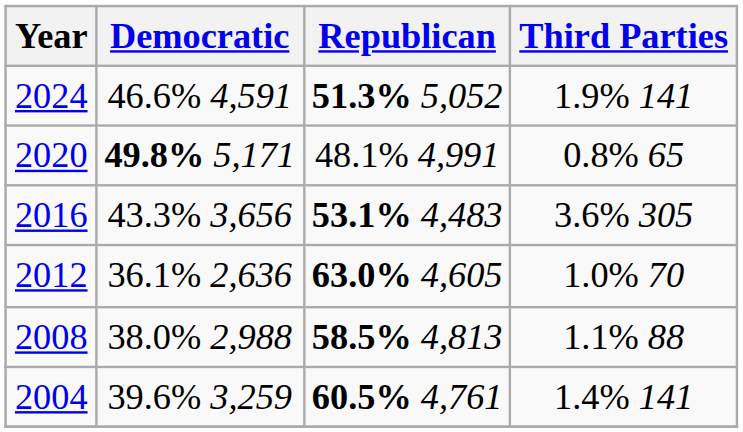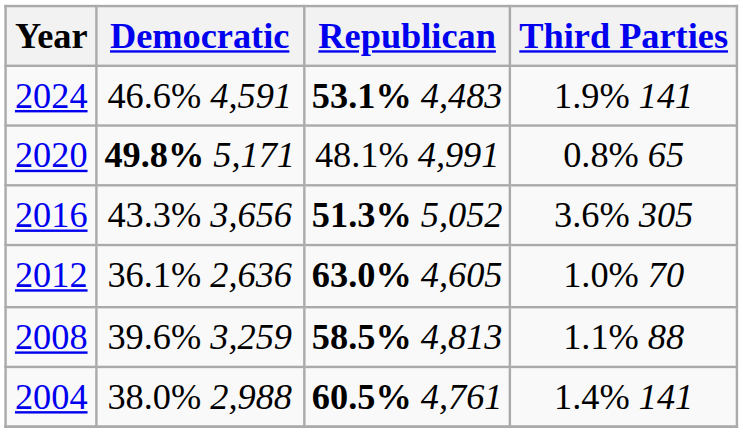(407, 95) 51.3% 5,052 -> (407, 95) 53.1% 4,483
(407, 215) 53.1% 4,483 -> (407, 215) 51.3% 5,052
(200, 335) 38.0% 2,988 -> (200, 335) 39.6% 3,259
(200, 395) 39.6% 3,259 -> (200, 395) 38.0% 2,988
